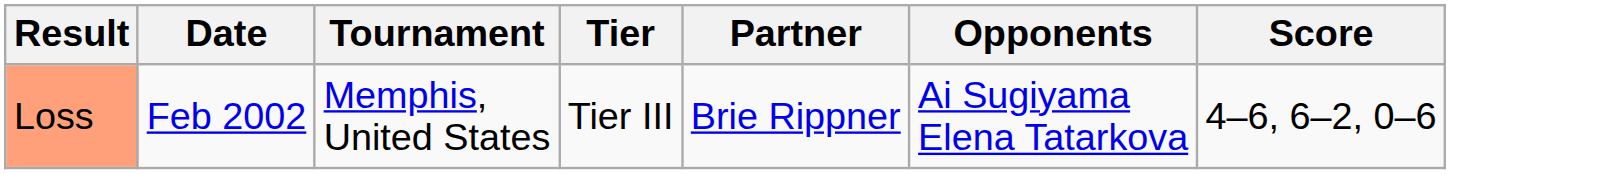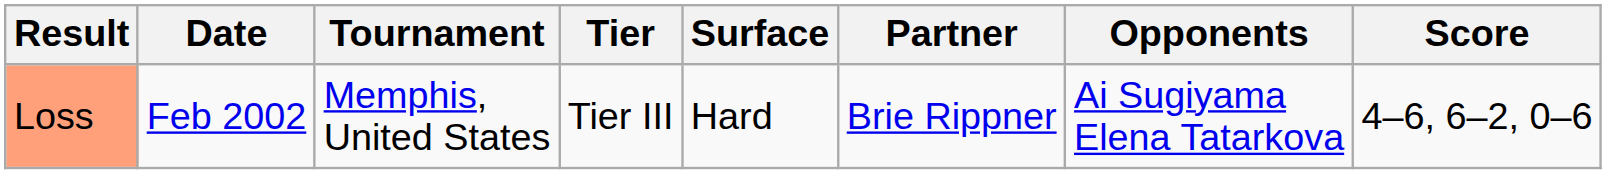+ column: (760, 34)
